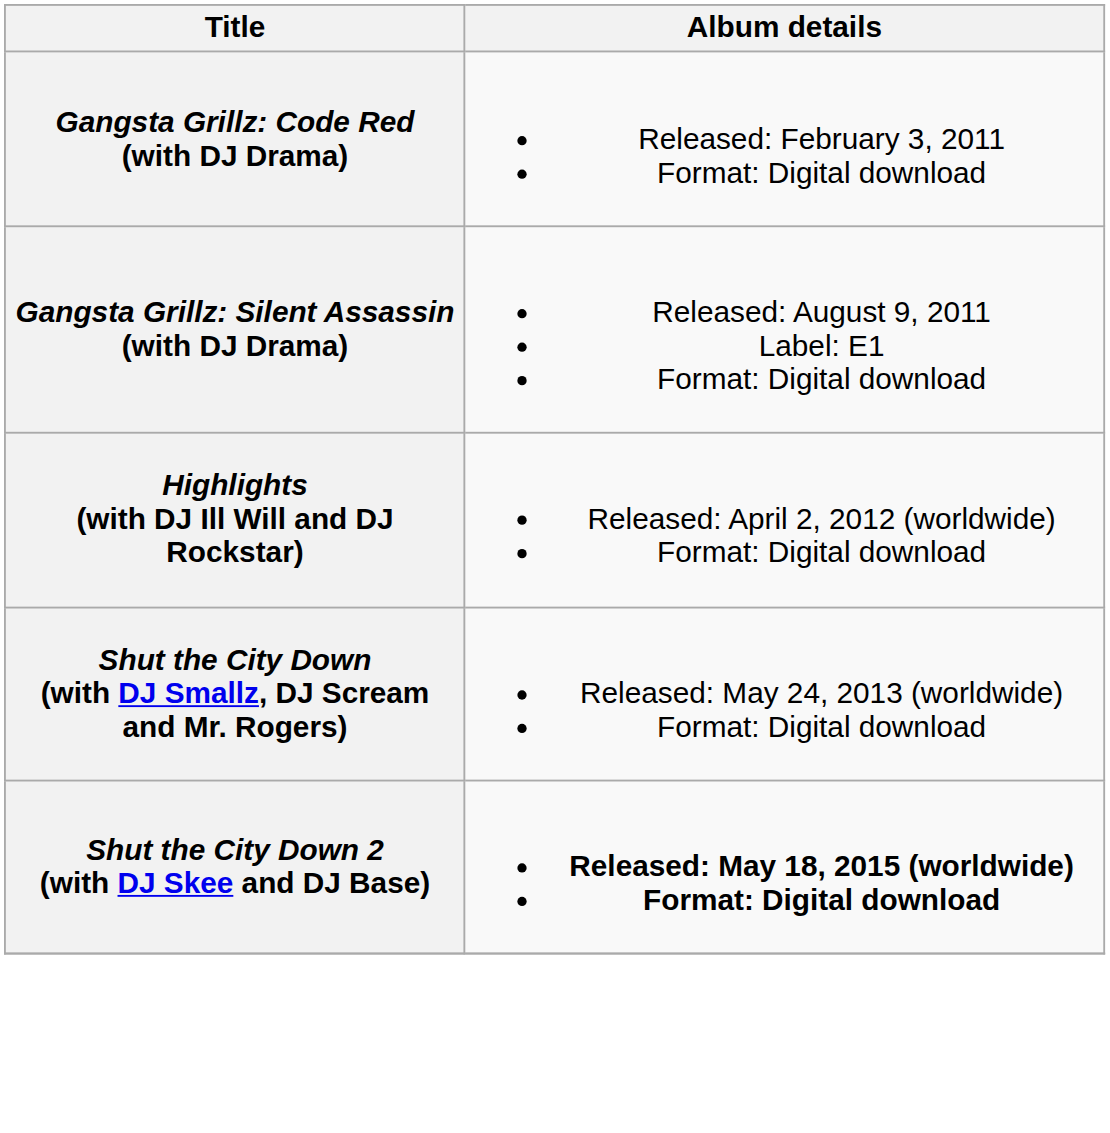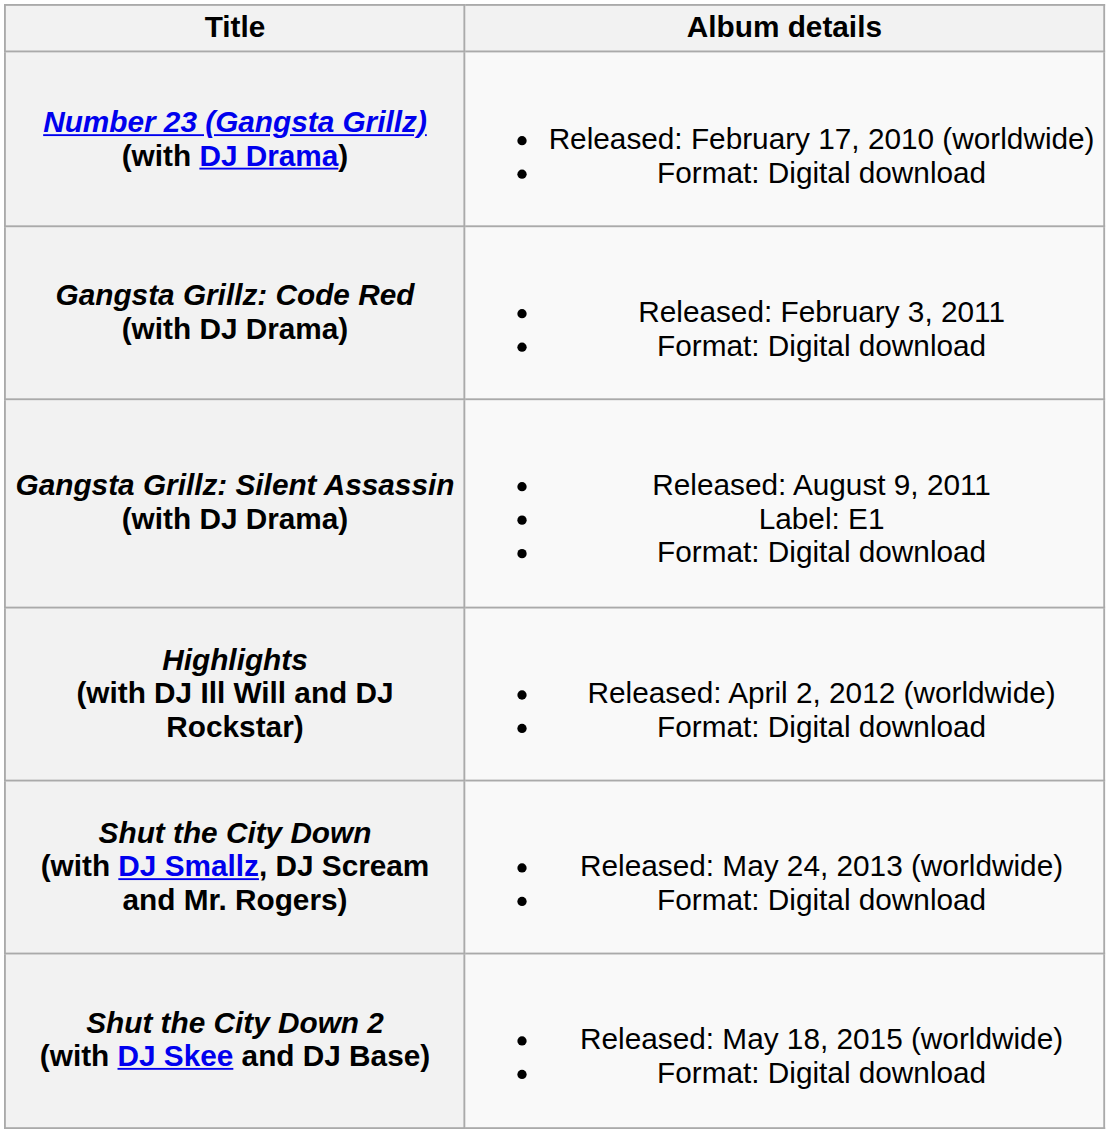+ row: (235, 138)
(784, 884) bold -> (784, 1058) normal
